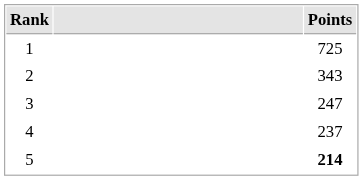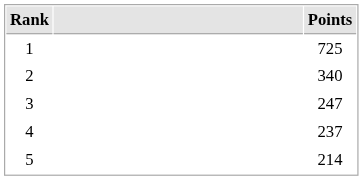(330, 76) 343 -> (330, 76) 340
(330, 159) bold -> (330, 159) normal
